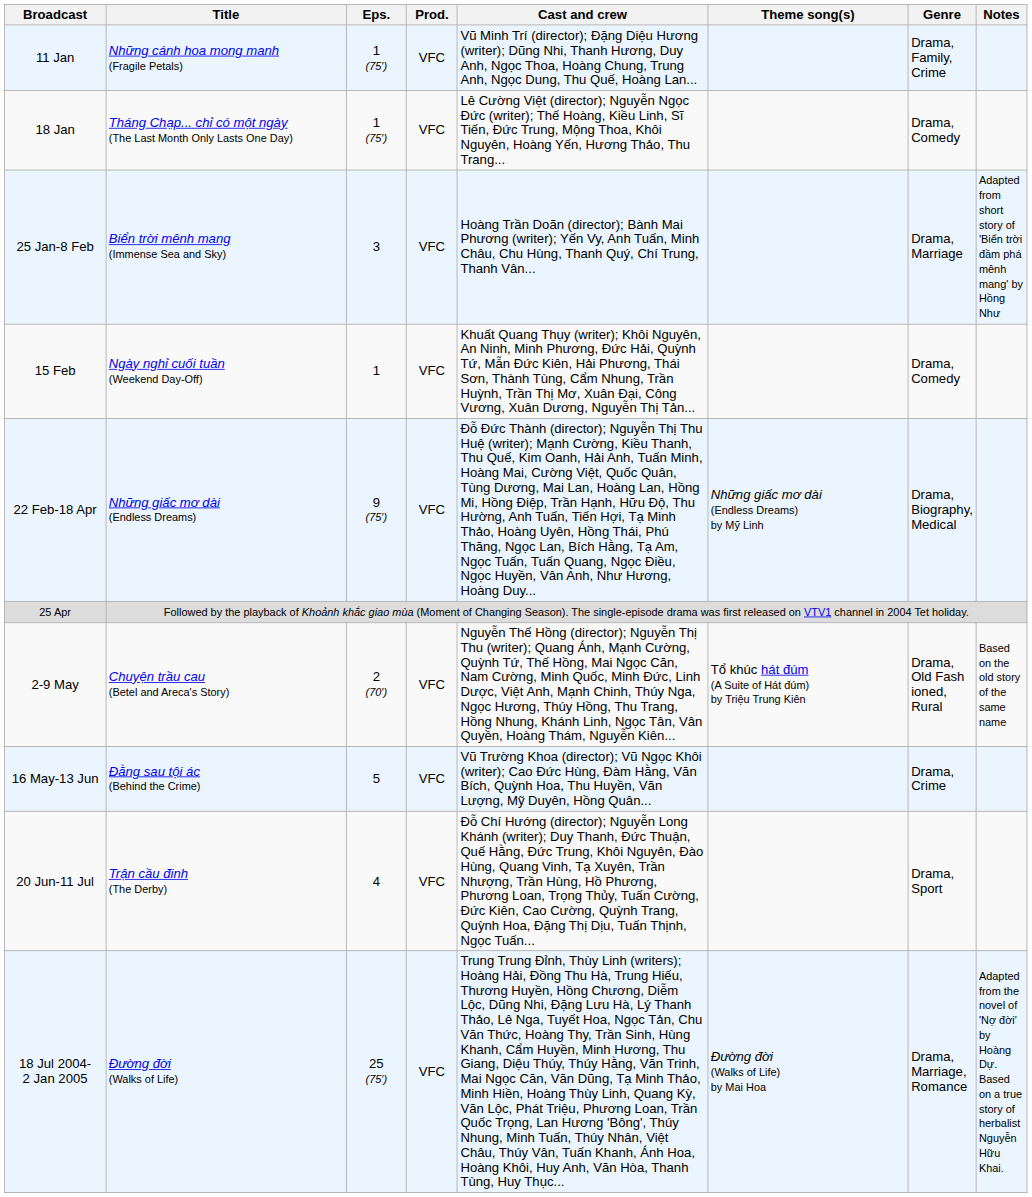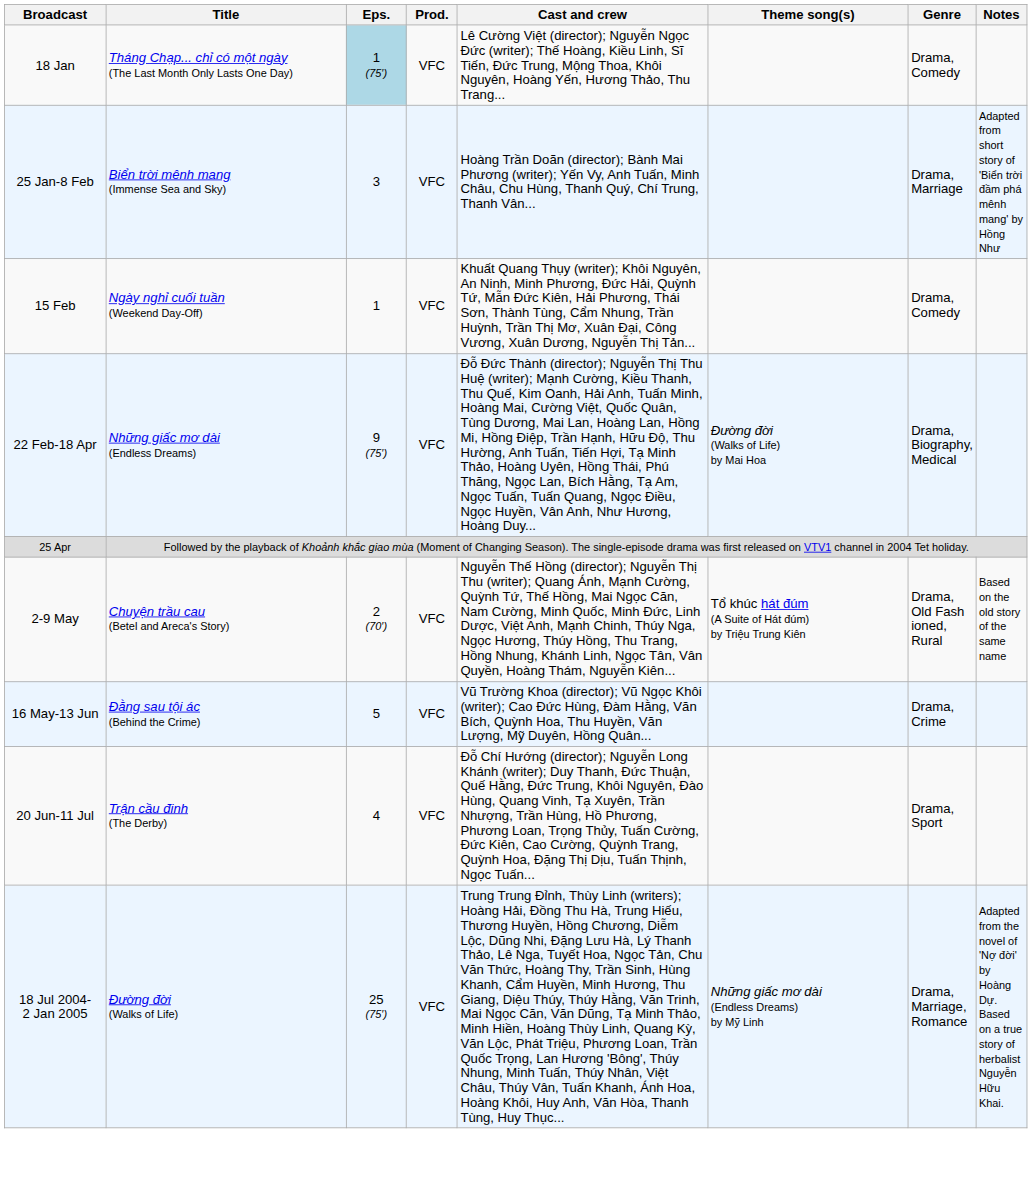- row: (55, 57)
(376, 130) no background -> (376, 65) lightblue background
(766, 510) Những giấc mơ dài (Endless Dreams) by Mỹ Linh -> (745, 444) Đường đời (Walks of Life) by Mai Hoa
(745, 1071) Đường đời (Walks of Life) by Mai Hoa -> (766, 1006) Những giấc mơ dài (Endless Dreams) by Mỹ Linh
